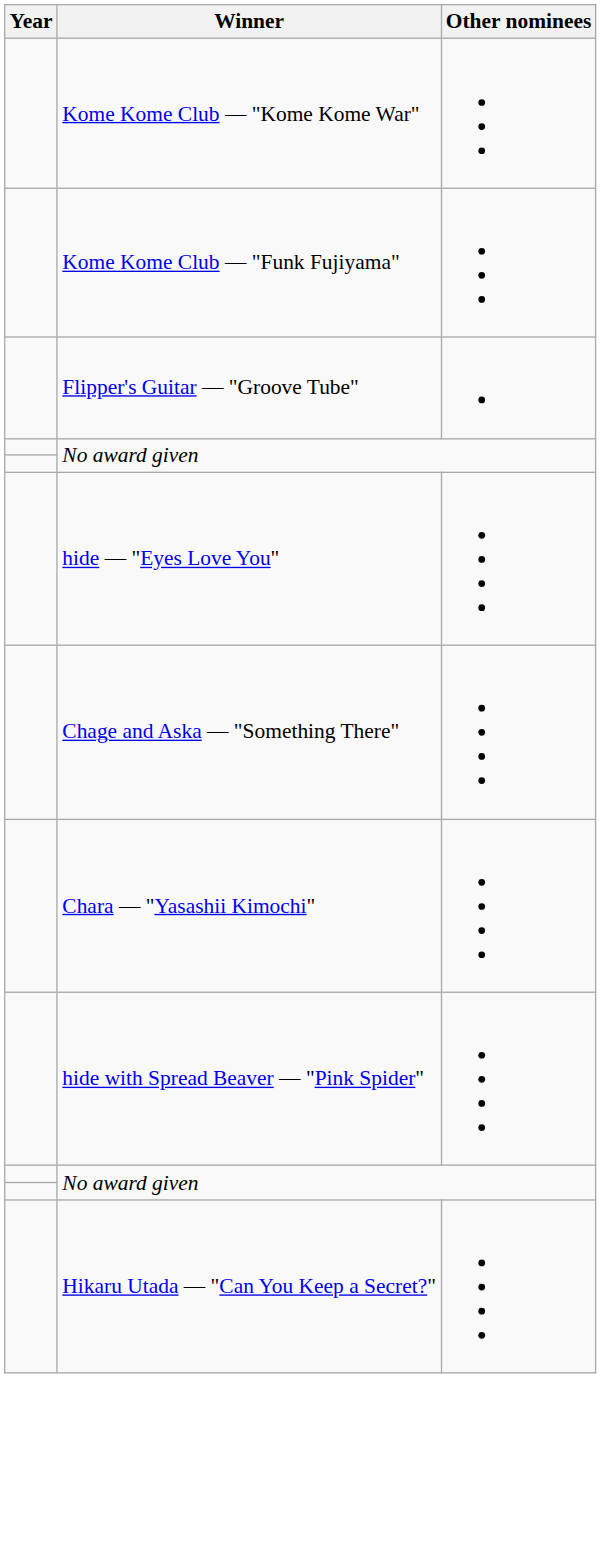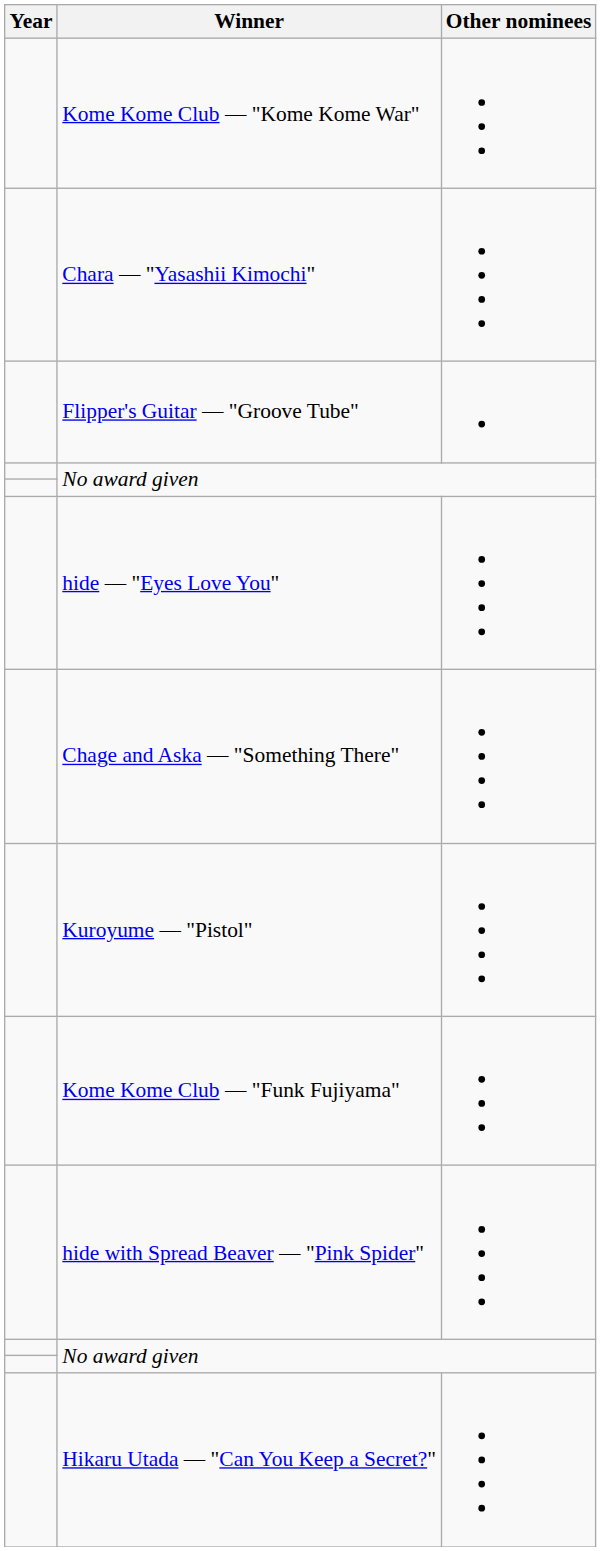rows swapped: (231, 262) <-> (189, 905)
+ row: (157, 929)
